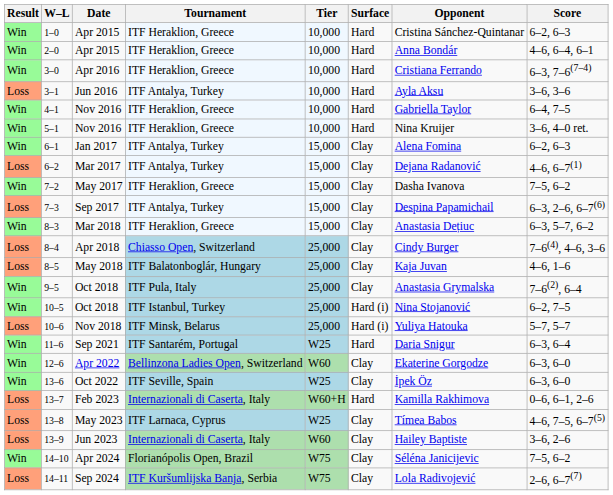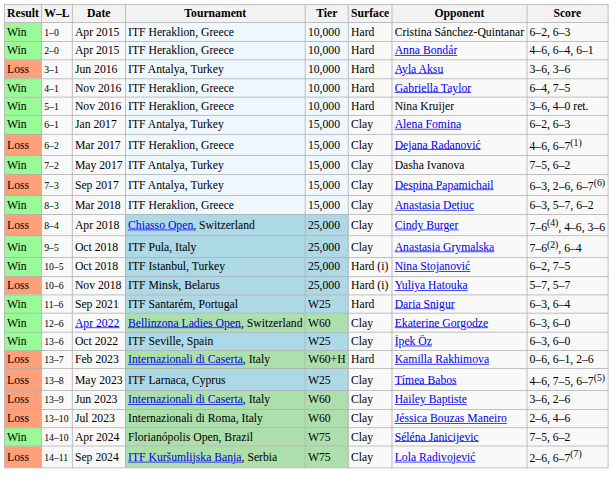- row: (52, 71)
(176, 166) ITF Antalya, Turkey -> (181, 145) ITF Heraklion, Greece
(181, 186) ITF Heraklion, Greece -> (176, 165) ITF Antalya, Turkey
- row: (52, 267)
+ row: (56, 419)
